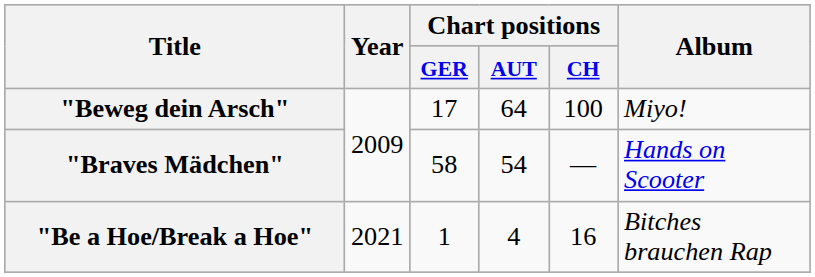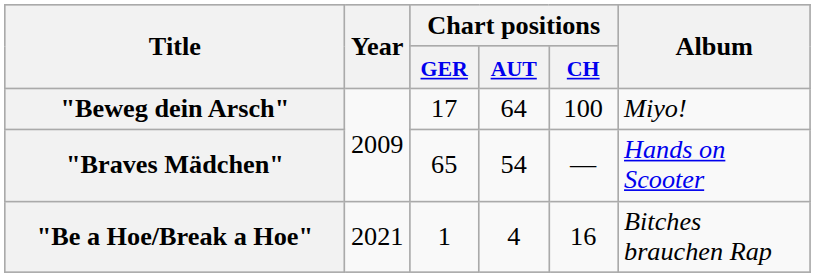(444, 164) 58 -> (444, 164) 65
